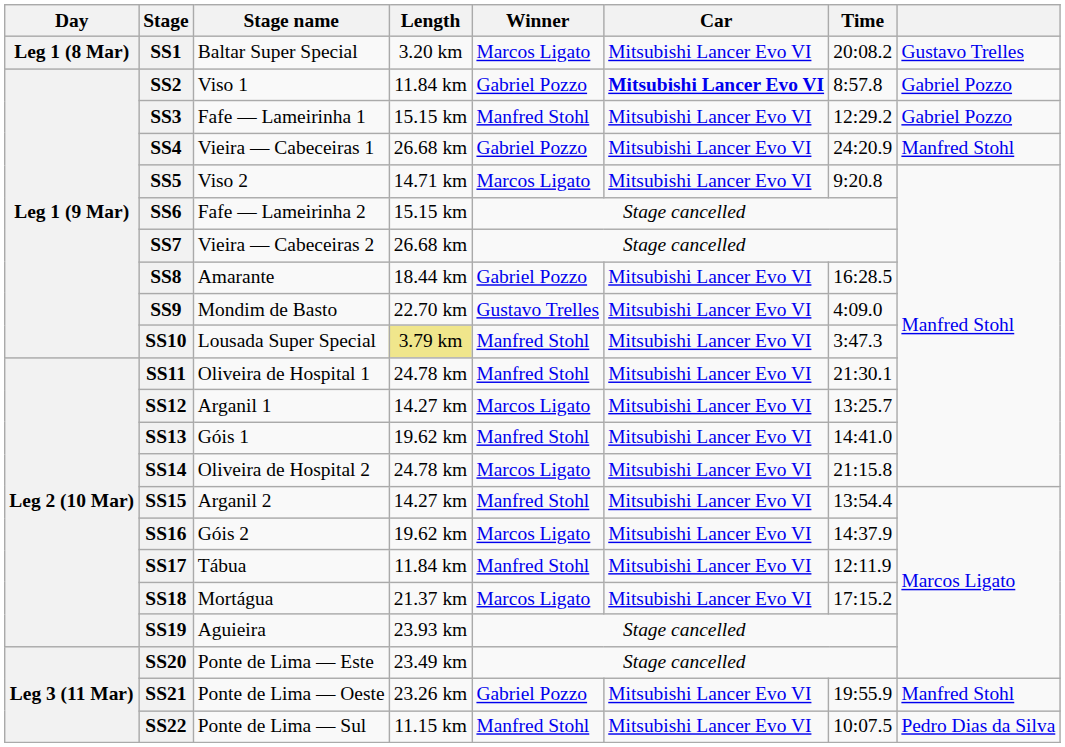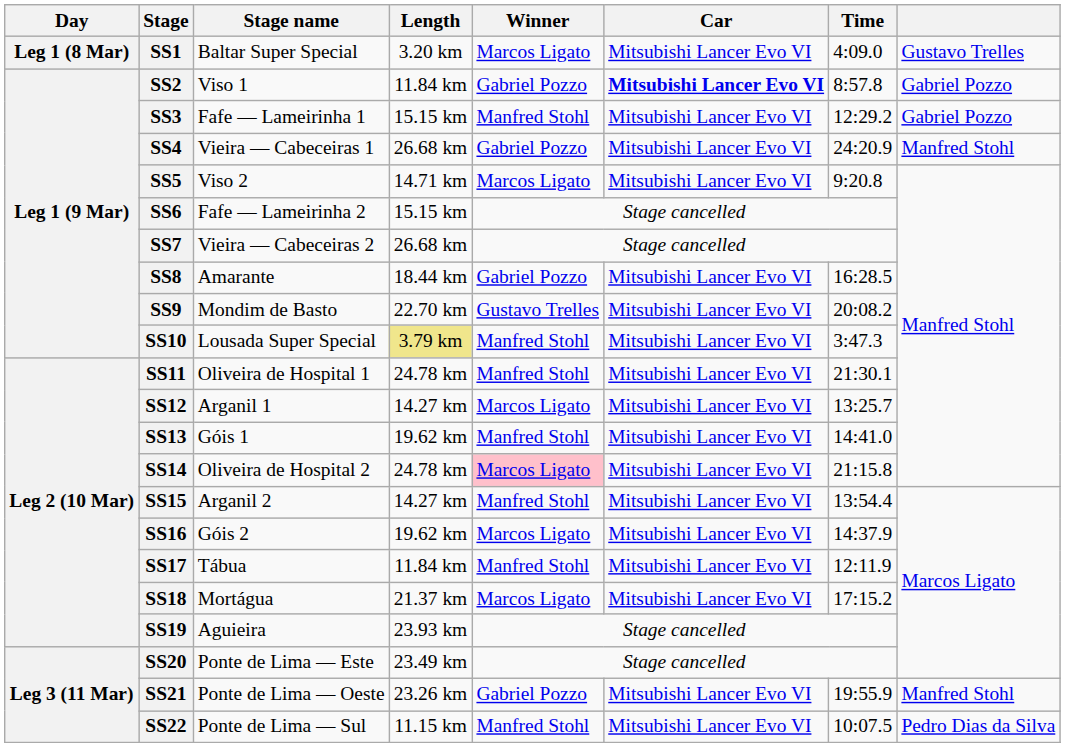(863, 52) 20:08.2 -> (858, 52) 4:09.0
(858, 308) 4:09.0 -> (863, 308) 20:08.2
(533, 469) no background -> (533, 469) pink background
